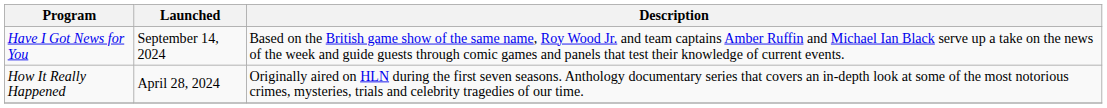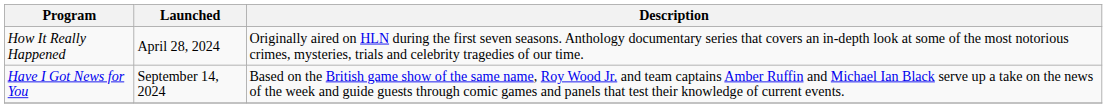rows swapped: (47, 84) <-> (66, 45)
